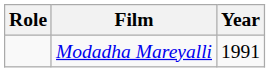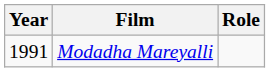columns swapped: (241, 19) <-> (28, 19)
